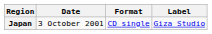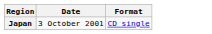- column: (179, 11)
